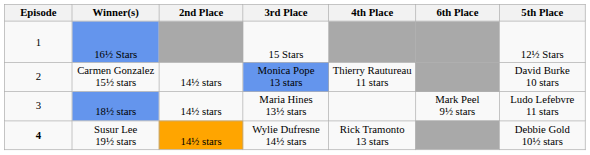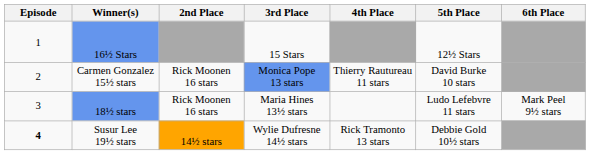columns swapped: (542, 13) <-> (457, 13)
(201, 83) 14½ stars -> (201, 77) Rick Moonen 16 stars
(201, 112) 14½ stars -> (201, 106) Rick Moonen 16 stars
